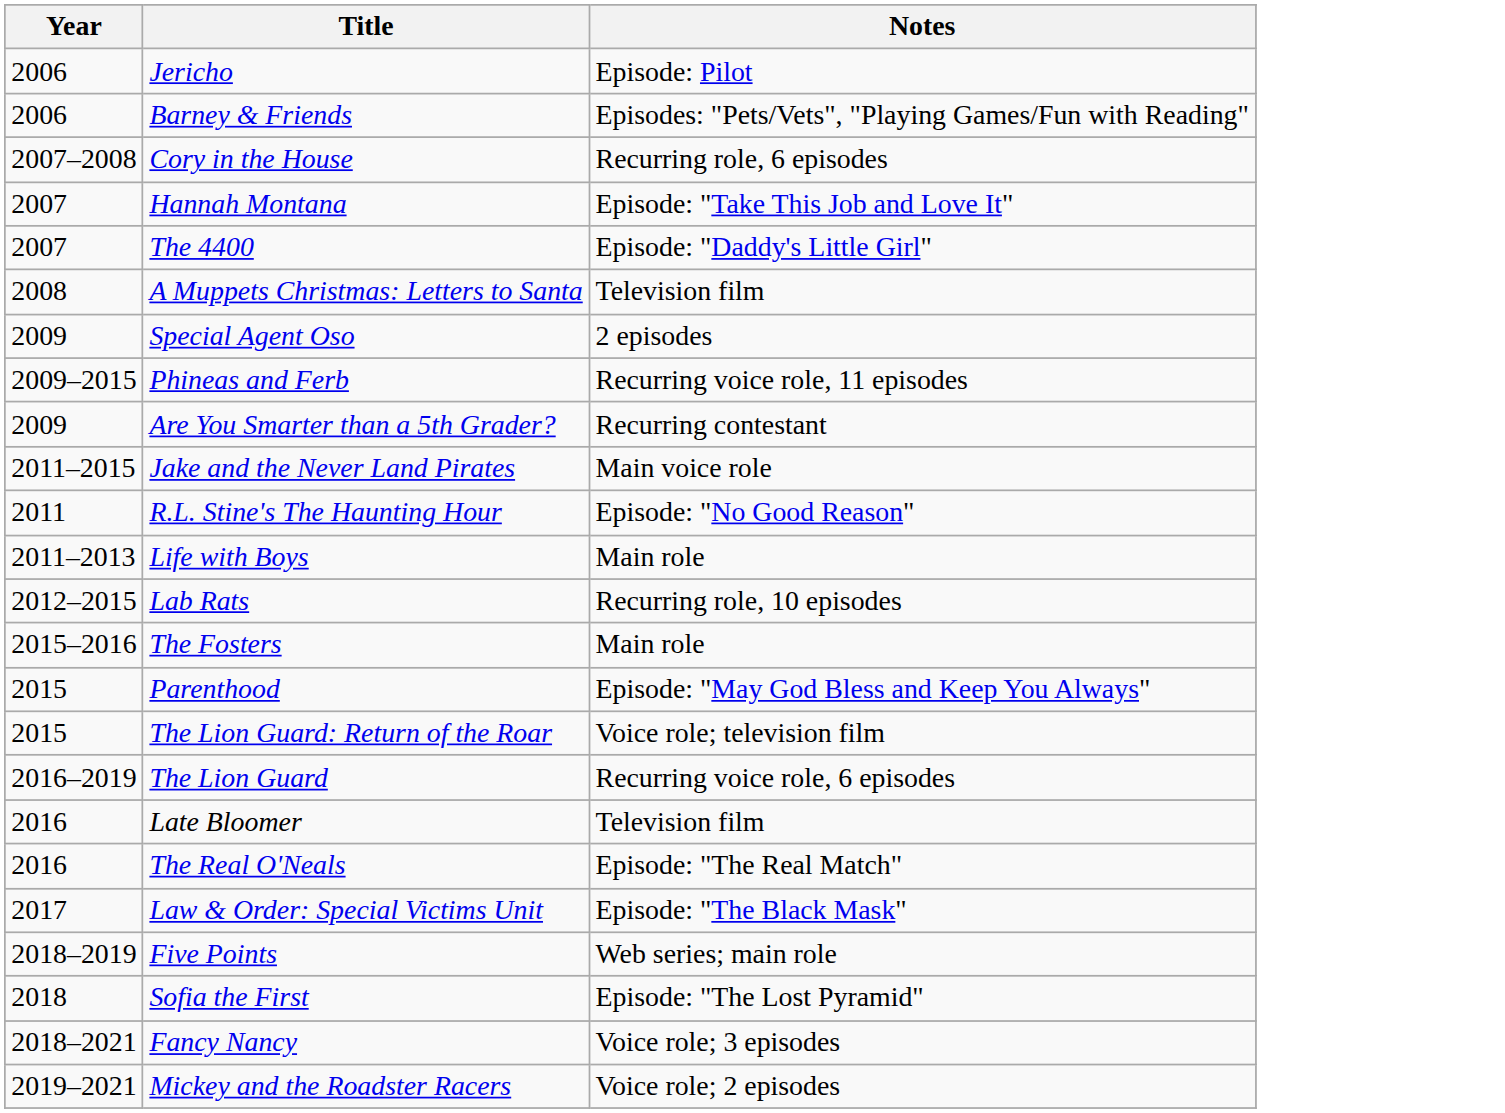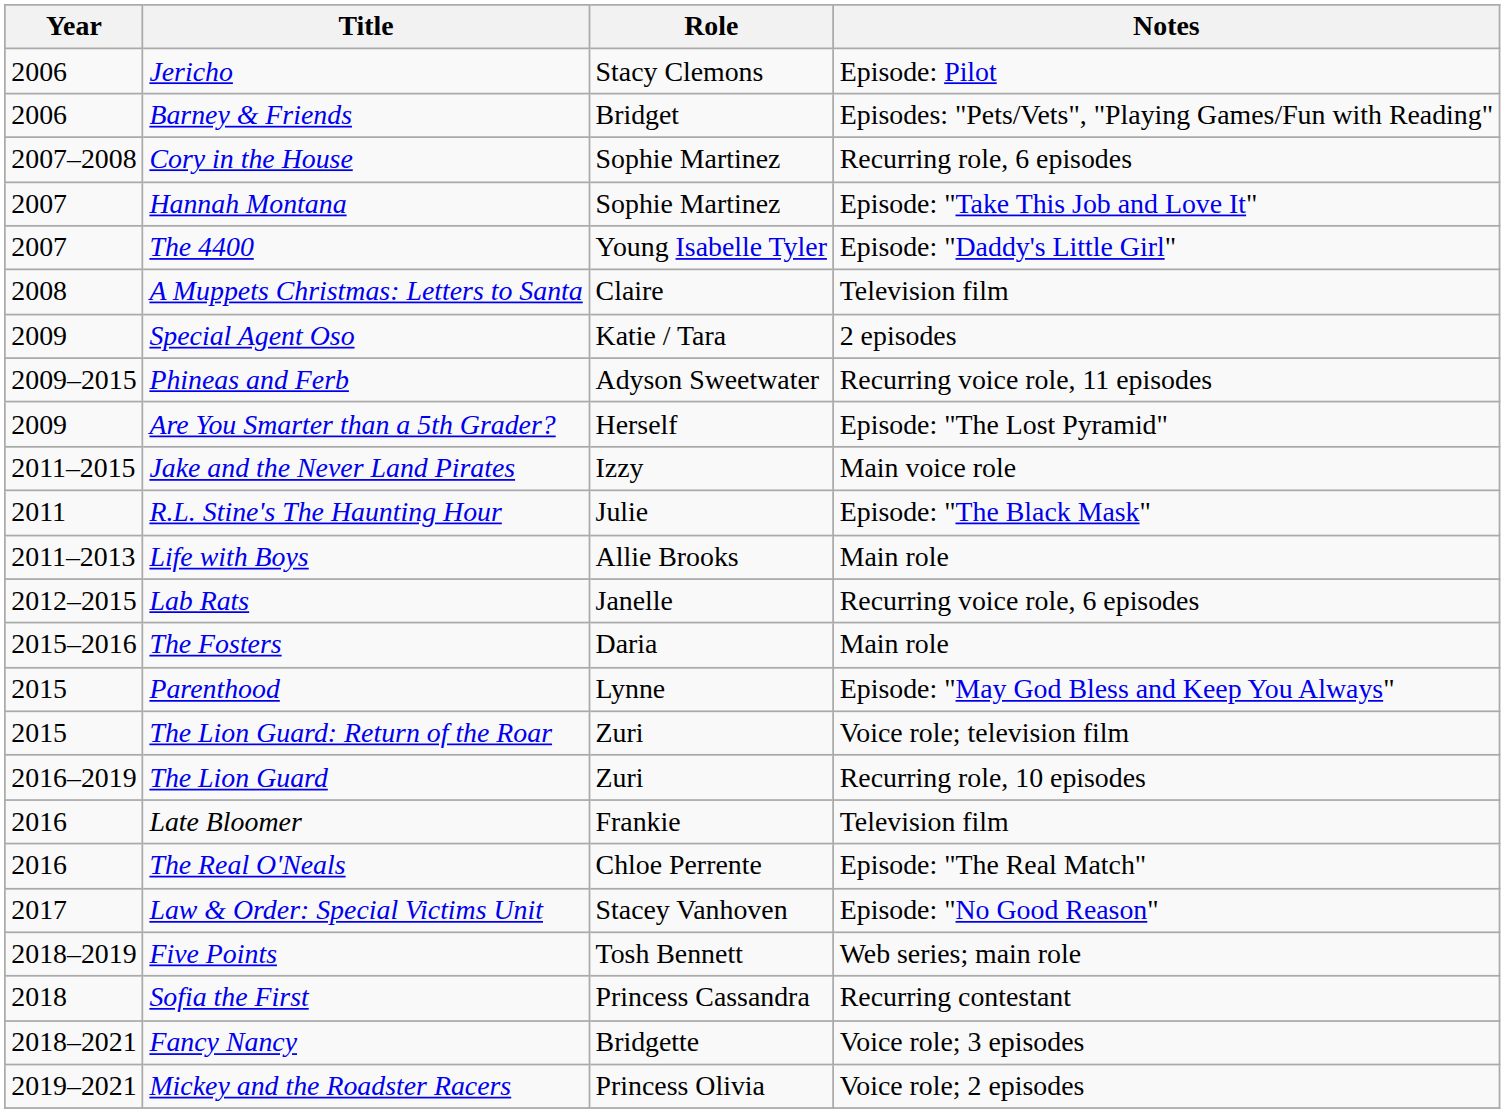+ column: (711, 26)
(711, 423) Recurring contestant -> (1004, 423) Episode: "The Lost Pyramid"
(755, 512) Episode: "No Good Reason" -> (995, 512) Episode: "The Black Mask"
(749, 600) Recurring role, 10 episodes -> (1019, 600) Recurring voice role, 6 episodes
(775, 777) Recurring voice role, 6 episodes -> (993, 777) Recurring role, 10 episodes
(751, 909) Episode: "The Black Mask" -> (999, 909) Episode: "No Good Reason"
(760, 997) Episode: "The Lost Pyramid" -> (955, 997) Recurring contestant
